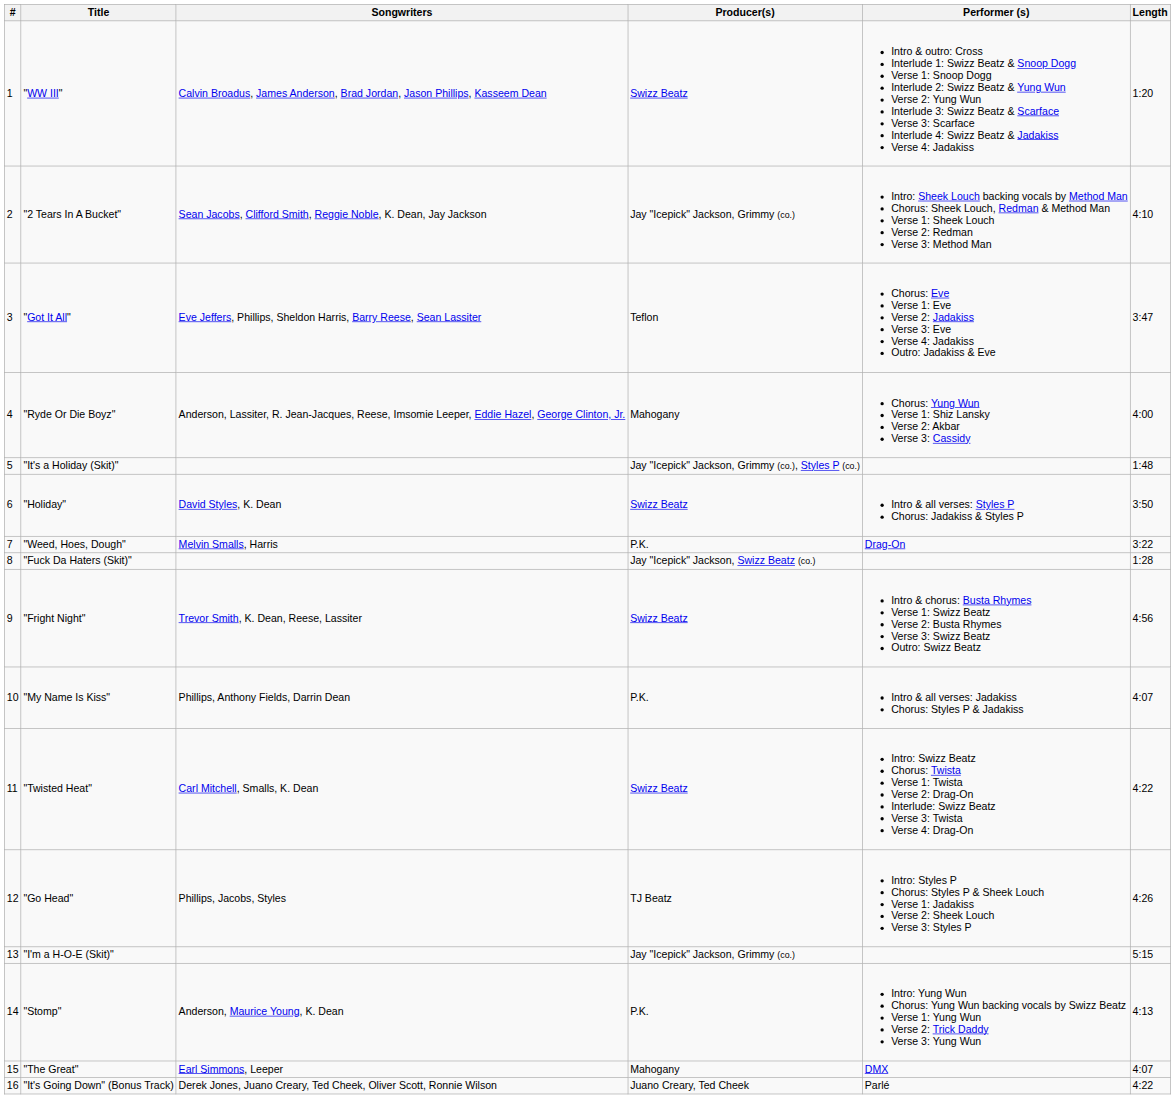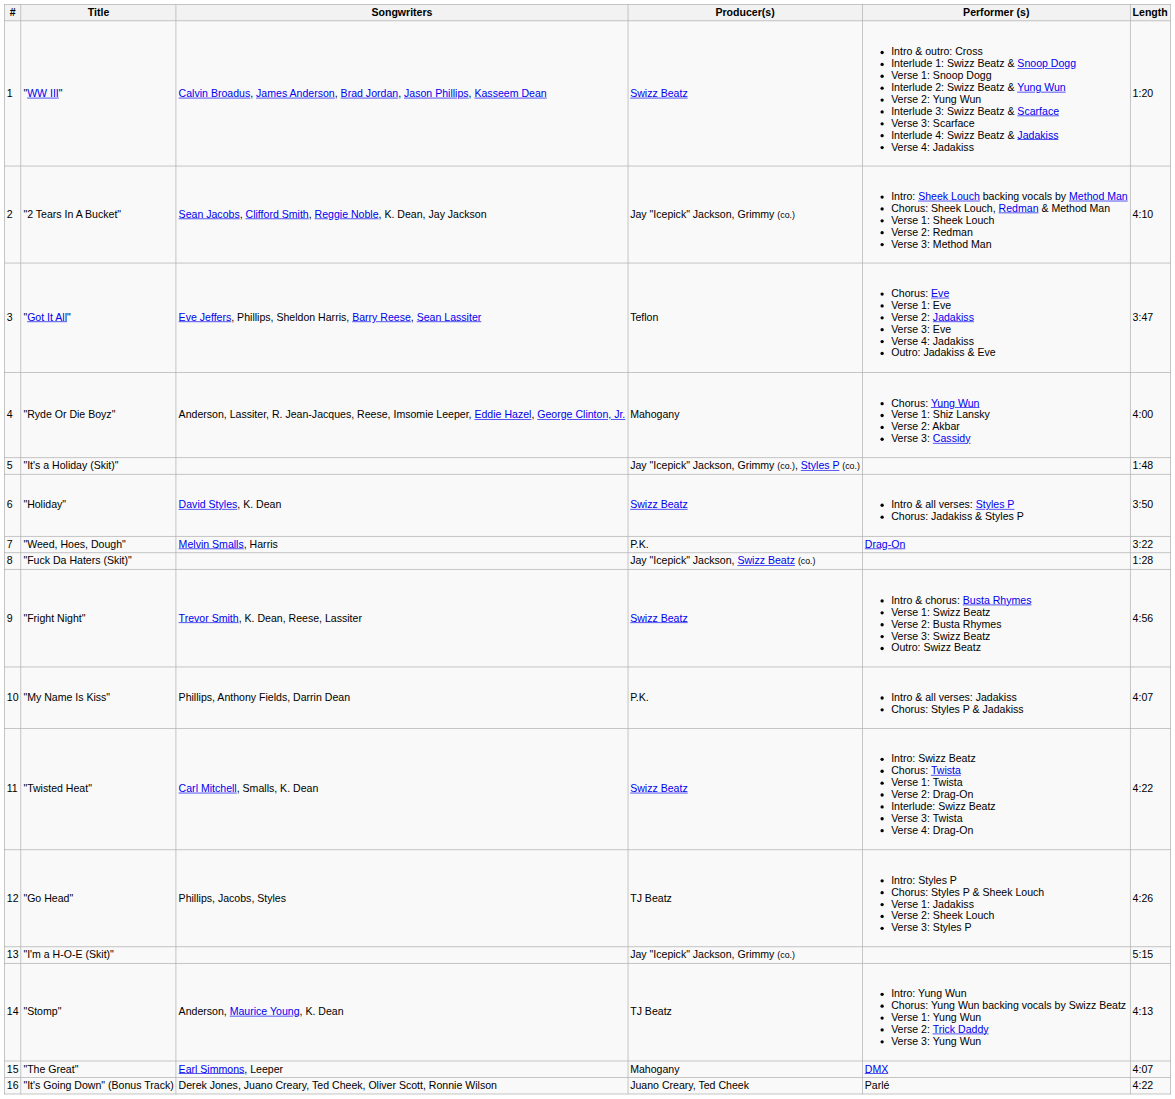(639, 1012) P.K. -> (651, 1012) TJ Beatz
